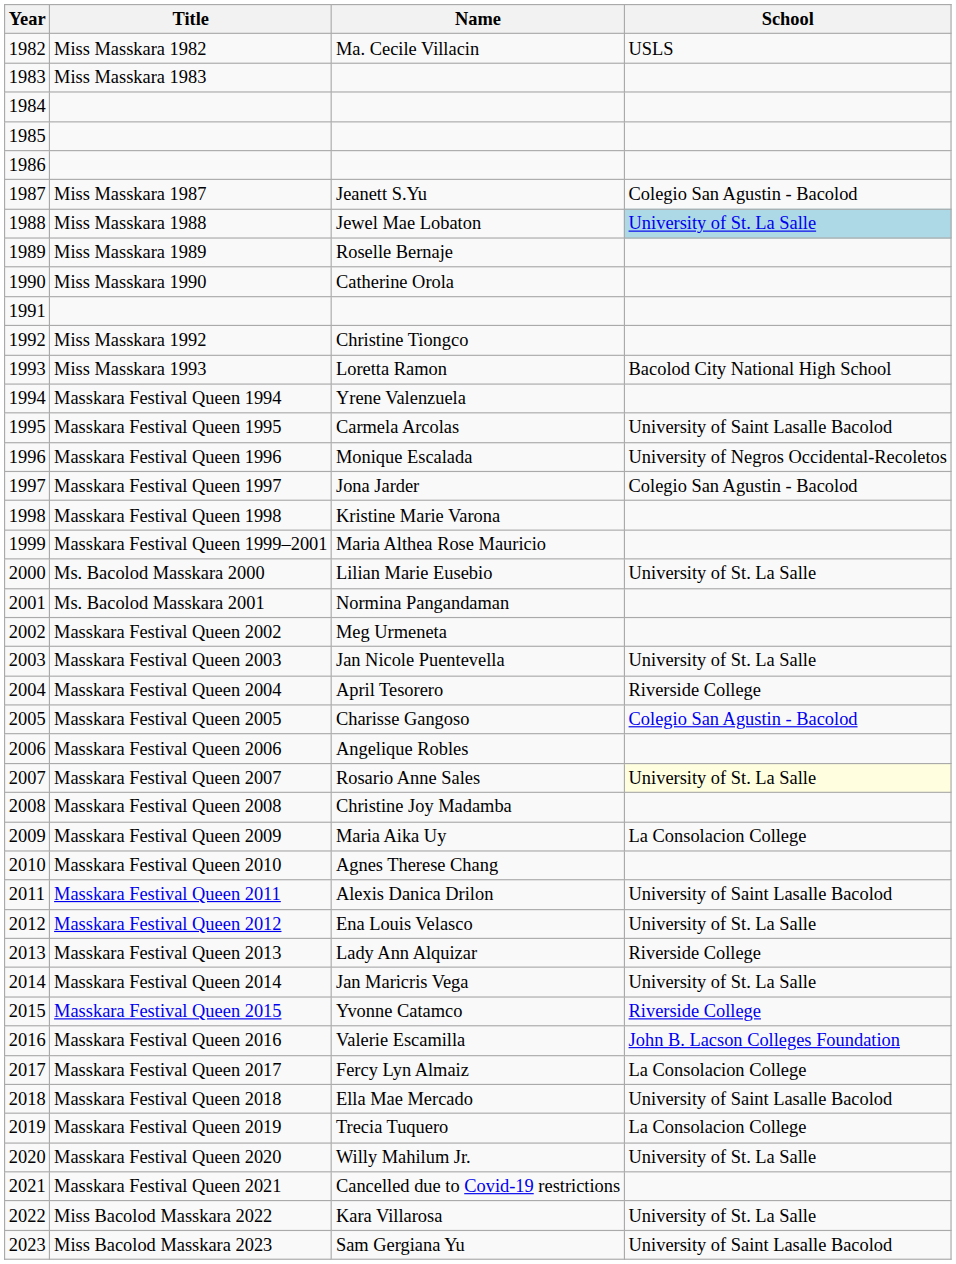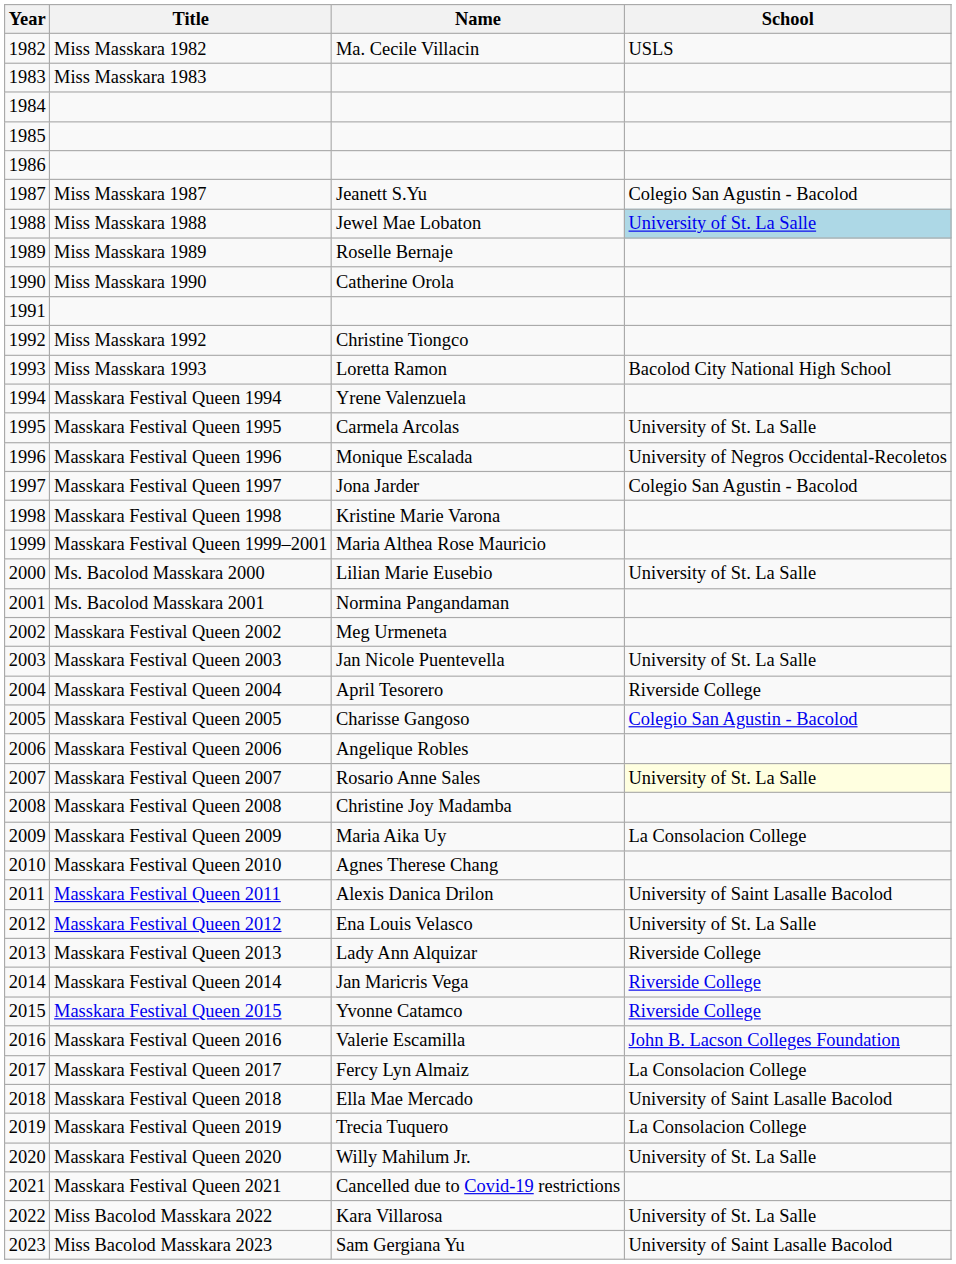(760, 427) University of Saint Lasalle Bacolod -> (722, 427) University of St. La Salle
(722, 982) University of St. La Salle -> (695, 982) Riverside College
